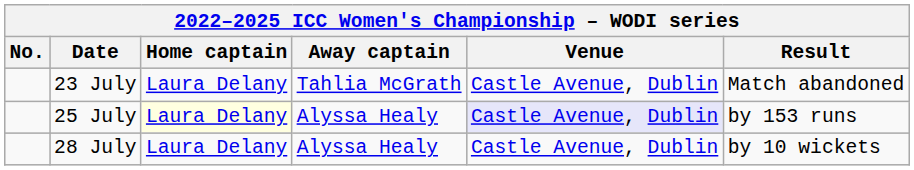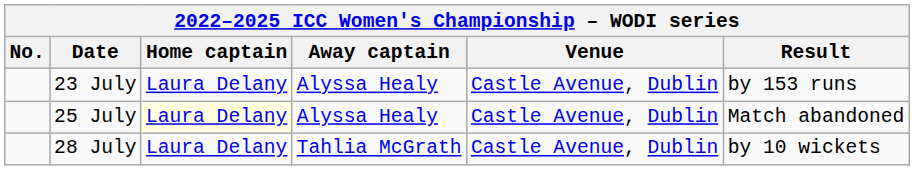(379, 85) Tahlia McGrath -> (367, 85) Alyssa Healy
(816, 85) Match abandoned -> (792, 85) by 153 runs
(595, 117) lavender background -> (595, 117) no background
(792, 117) by 153 runs -> (816, 117) Match abandoned
(367, 149) Alyssa Healy -> (379, 149) Tahlia McGrath
